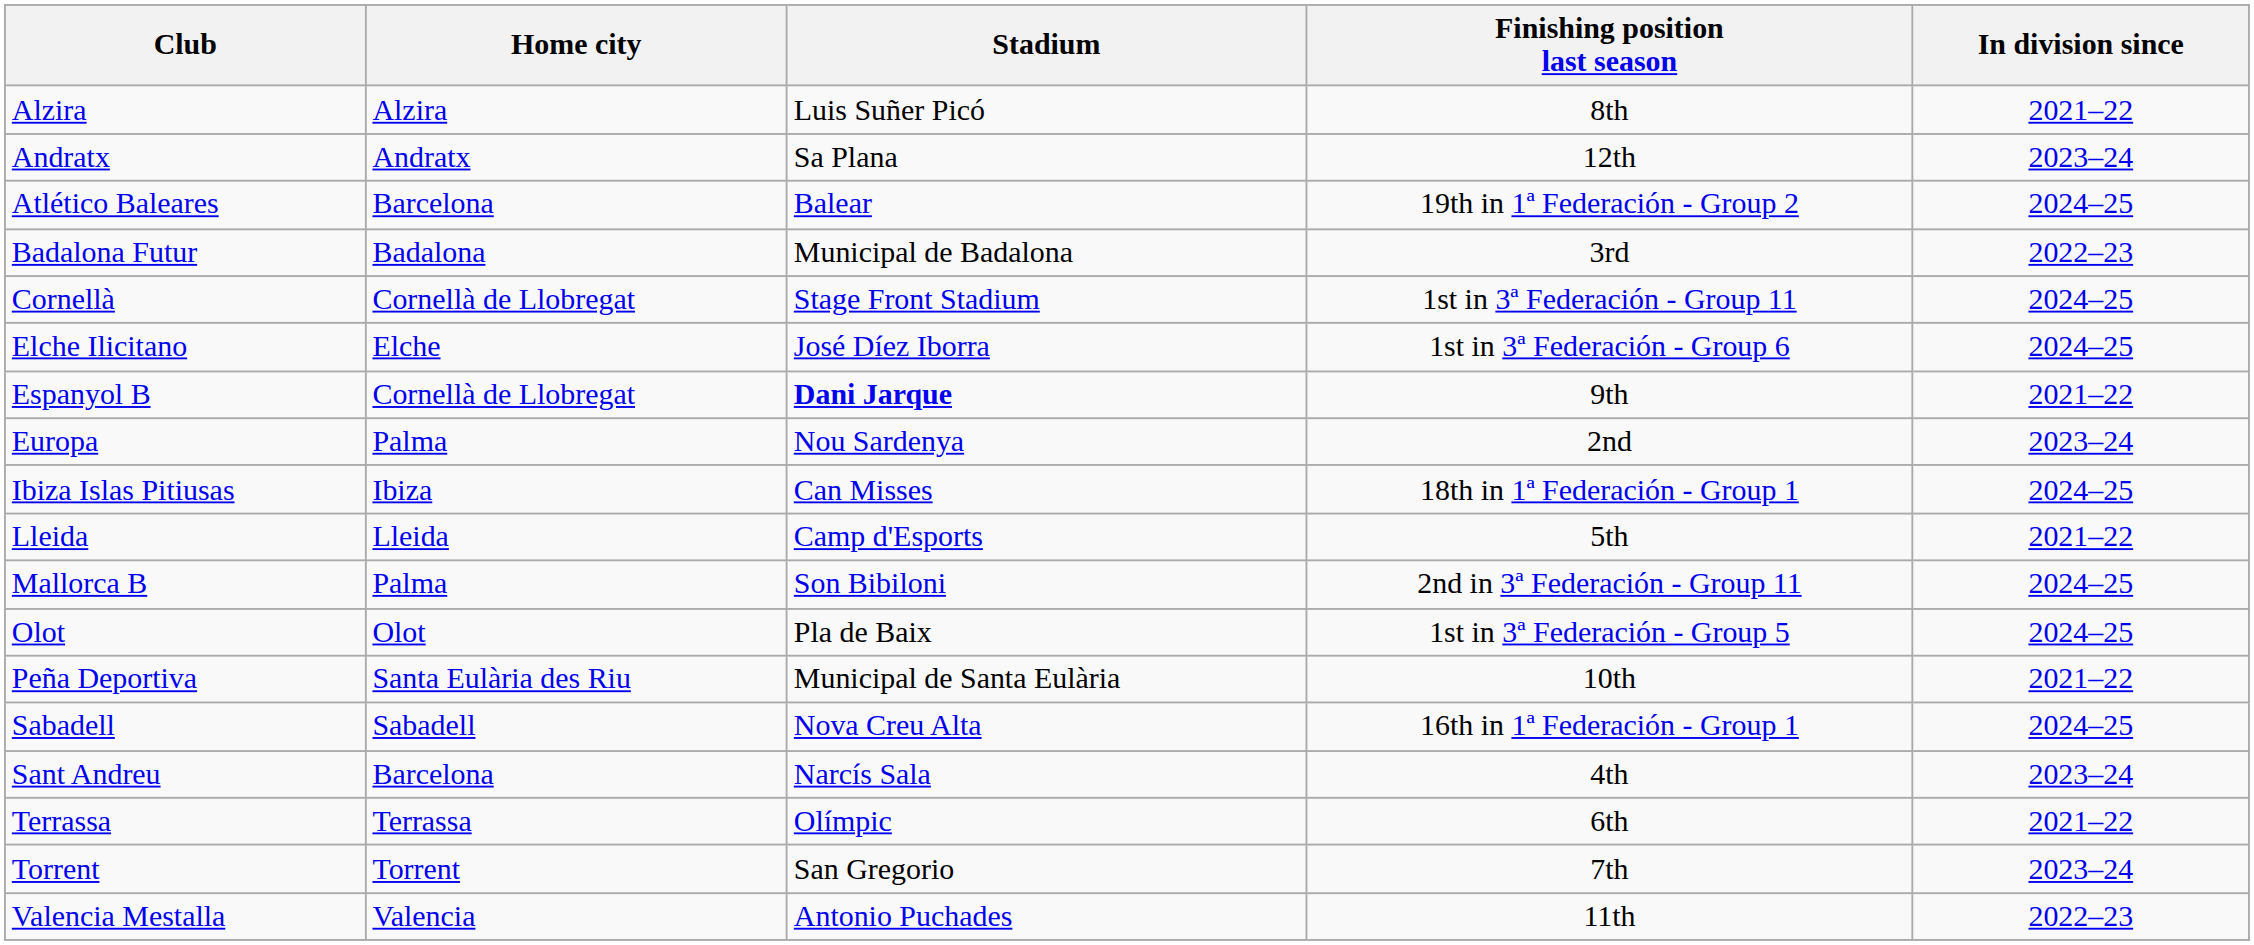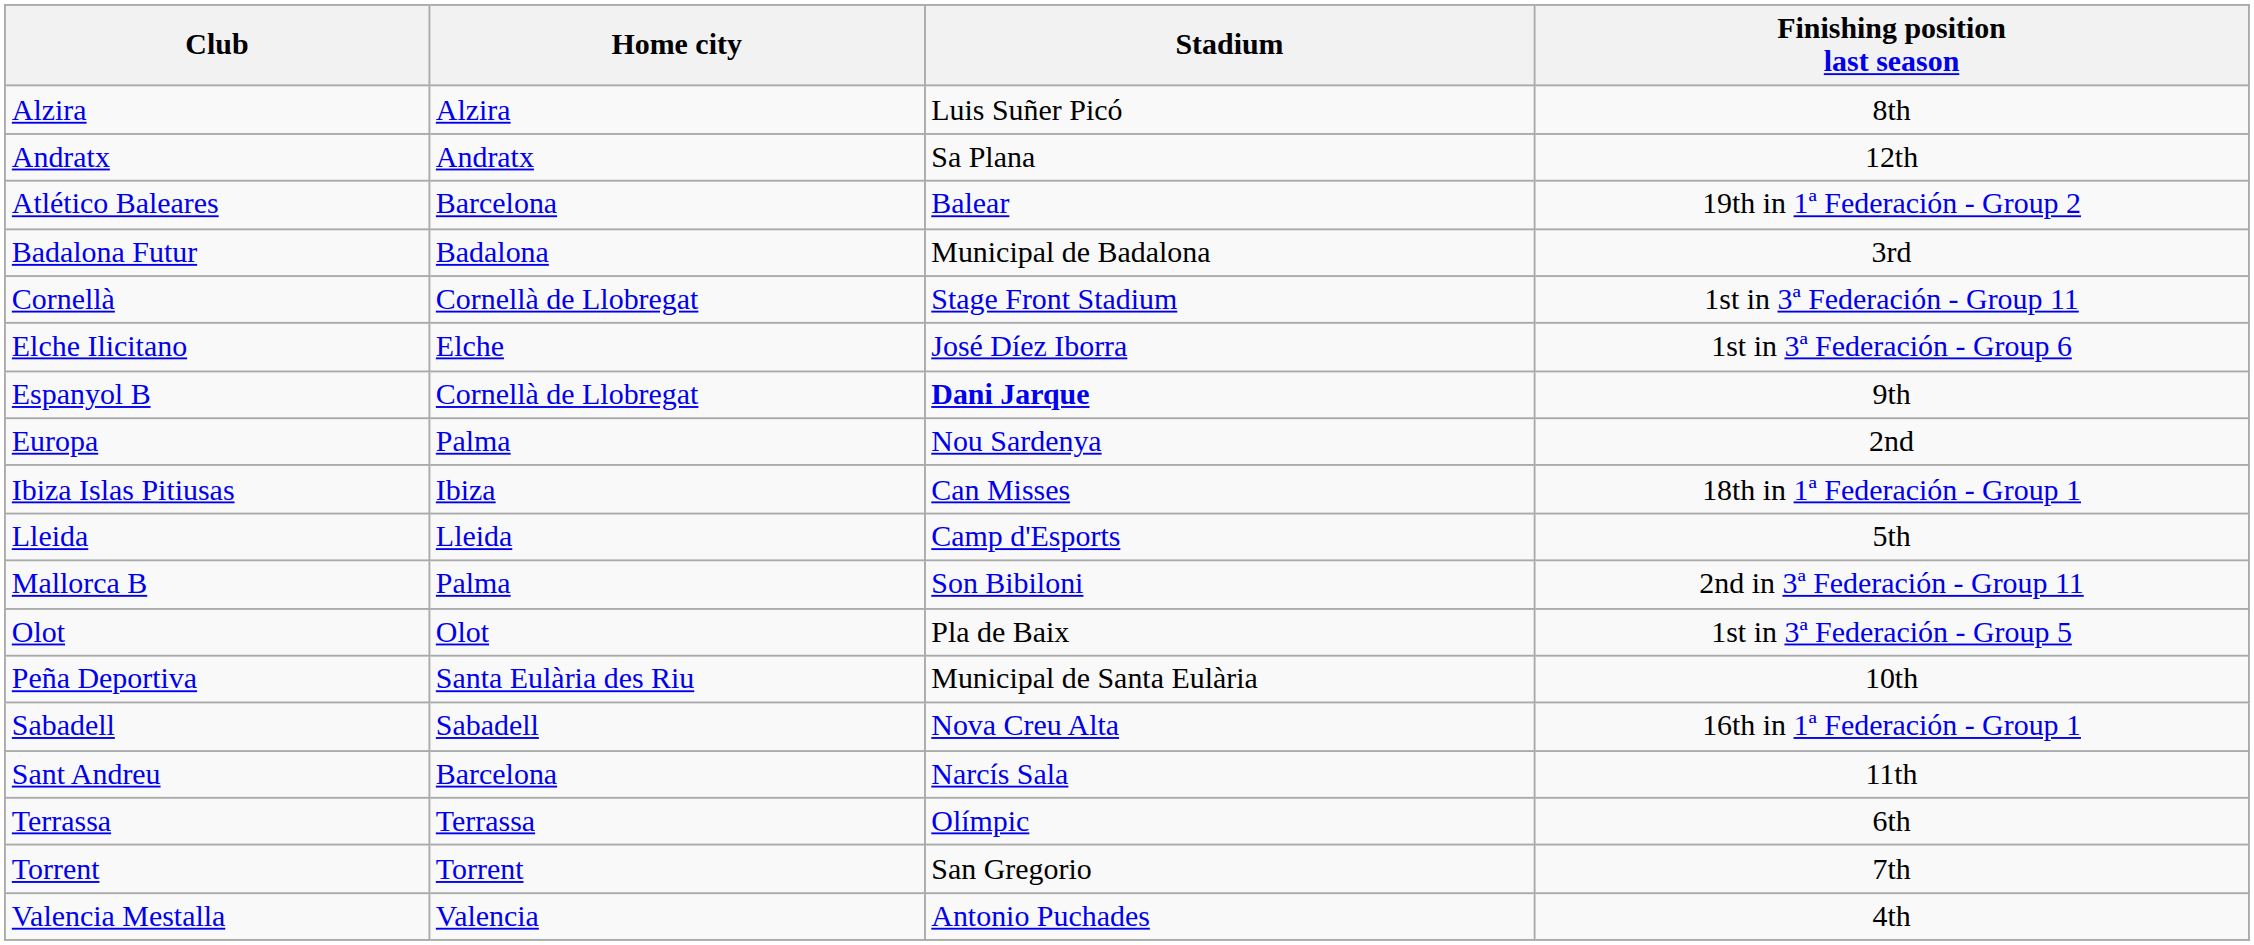- column: (2081, 45)
(1609, 773) 4th -> (1892, 773) 11th
(1609, 916) 11th -> (1892, 916) 4th
